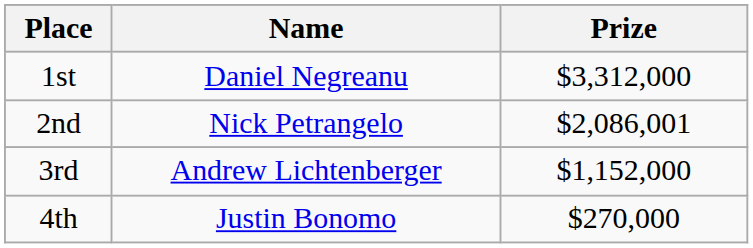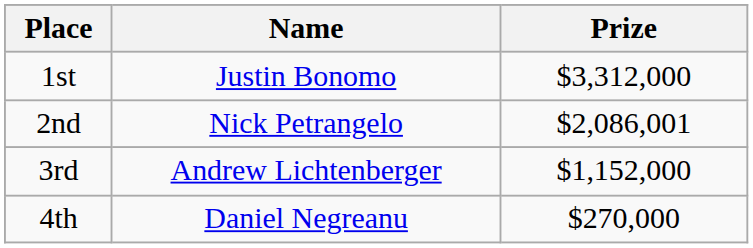(306, 75) Daniel Negreanu -> (306, 75) Justin Bonomo
(306, 218) Justin Bonomo -> (306, 218) Daniel Negreanu
